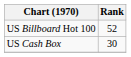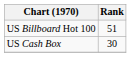(112, 28) 52 -> (112, 28) 51
